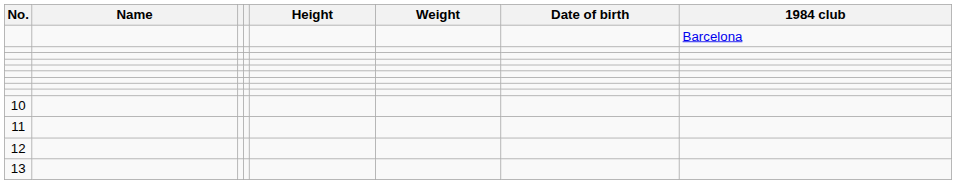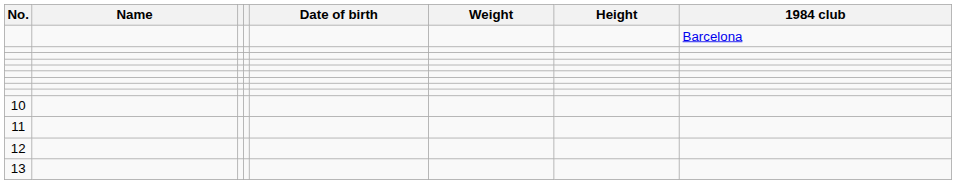columns swapped: (312, 15) <-> (590, 15)
